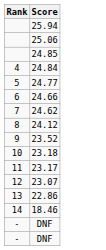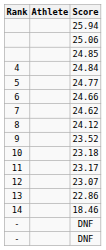+ column: (50, 11)
